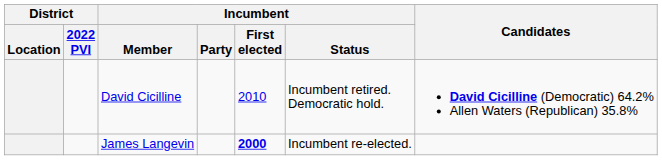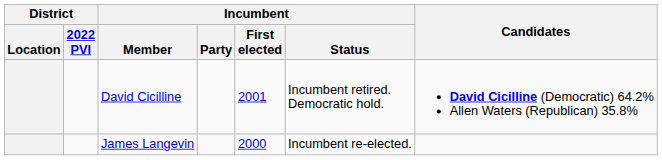(252, 96) 2010 -> (252, 96) 2001
(252, 144) bold -> (252, 144) normal
